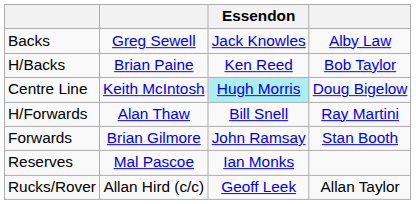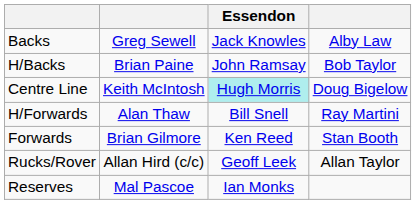(259, 65) Ken Reed -> (259, 65) John Ramsay
(259, 138) John Ramsay -> (259, 138) Ken Reed
rows swapped: (52, 187) <-> (40, 162)
